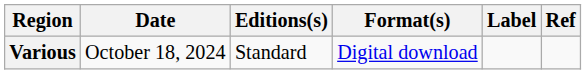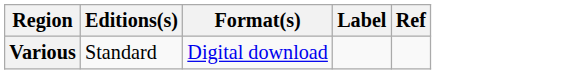- column: (155, 20)
